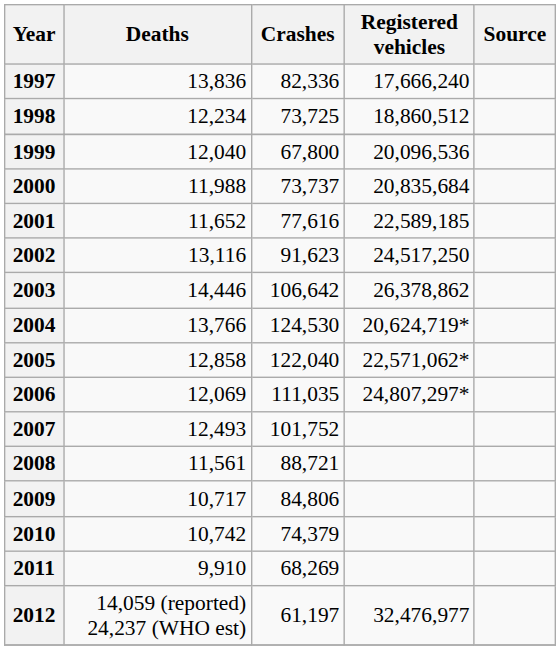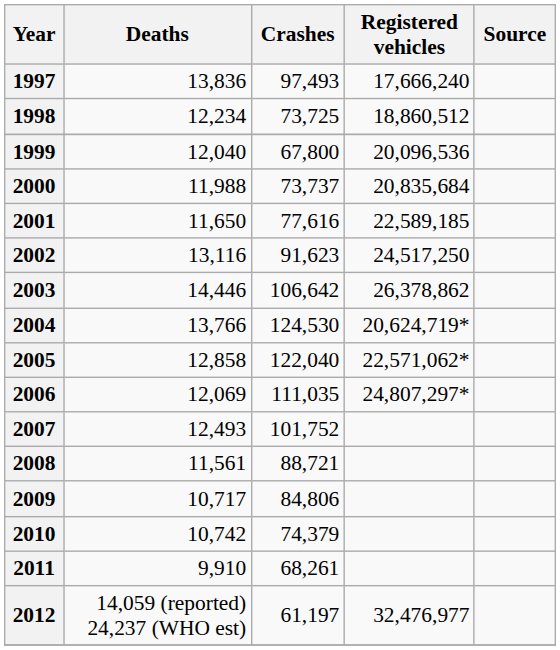(310, 80) 82,336 -> (310, 80) 97,493
(217, 220) 11,652 -> (217, 220) 11,650
(310, 567) 68,269 -> (310, 567) 68,261
